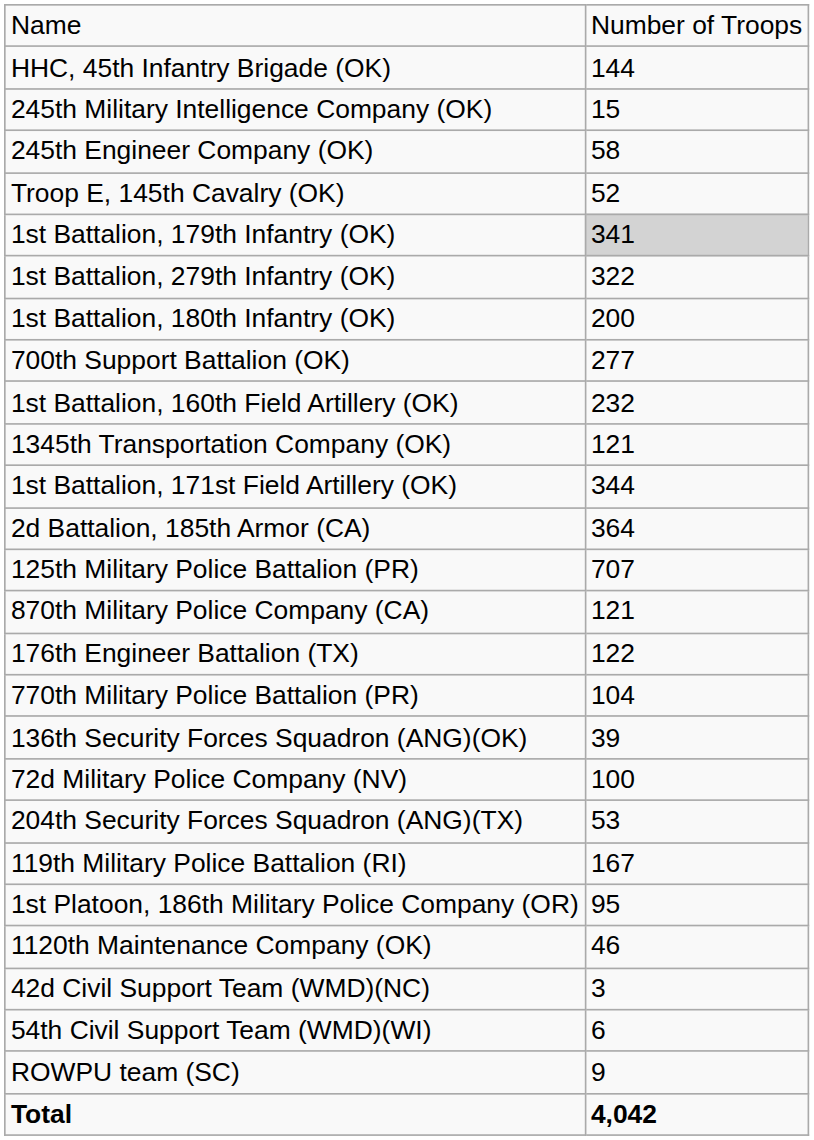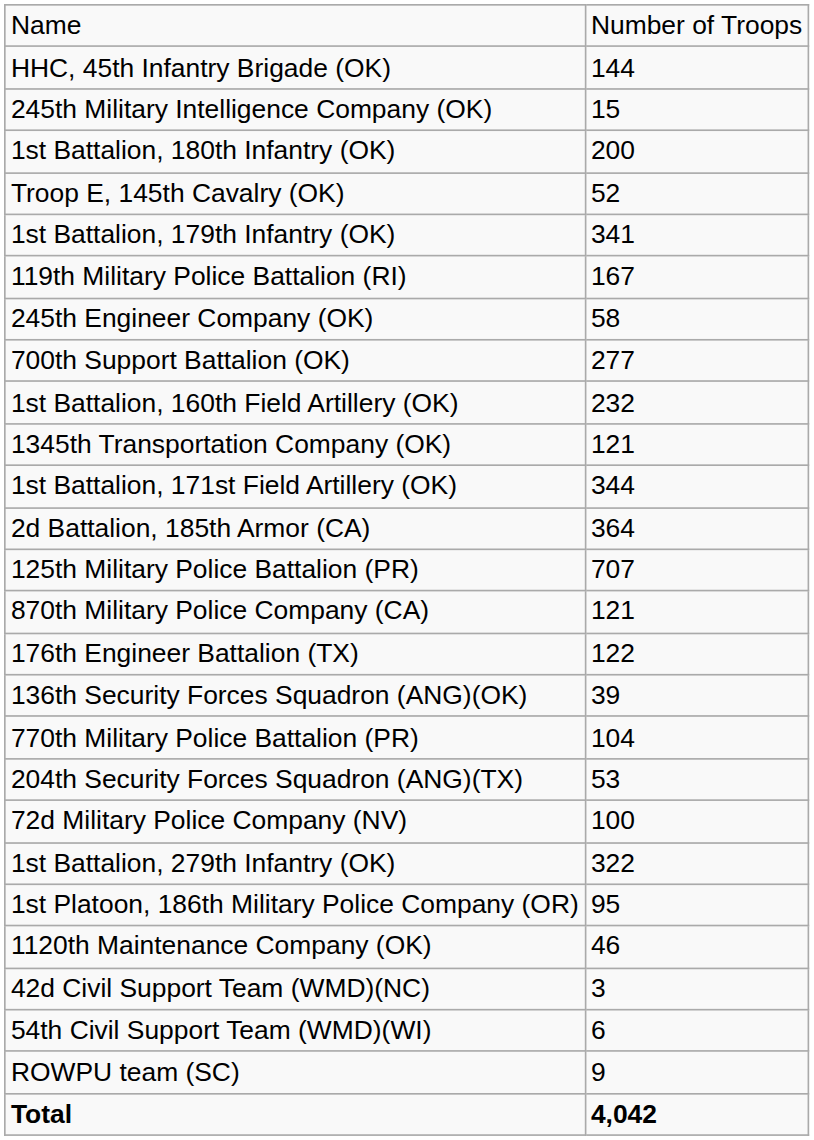rows swapped: (192, 151) <-> (203, 318)
(613, 234) lightgrey background -> (613, 234) no background
rows swapped: (203, 276) <-> (209, 862)
rows swapped: (215, 695) <-> (269, 737)
rows swapped: (267, 820) <-> (209, 779)
